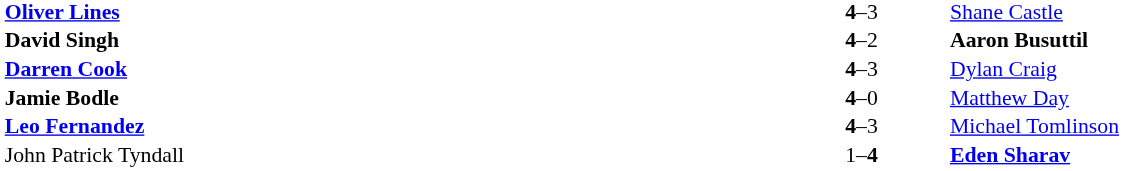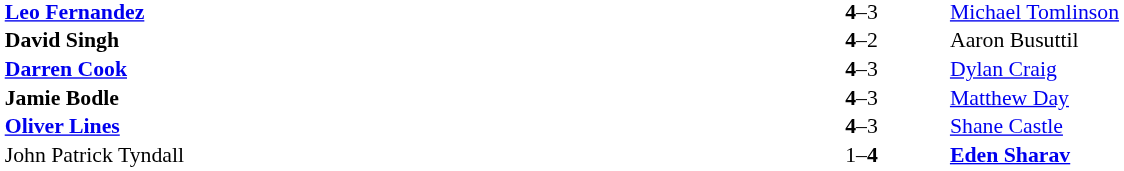rows swapped: (75, 126) <-> (62, 11)
(1019, 40) bold -> (1014, 40) normal
(862, 97) 4–0 -> (862, 97) 4–3
